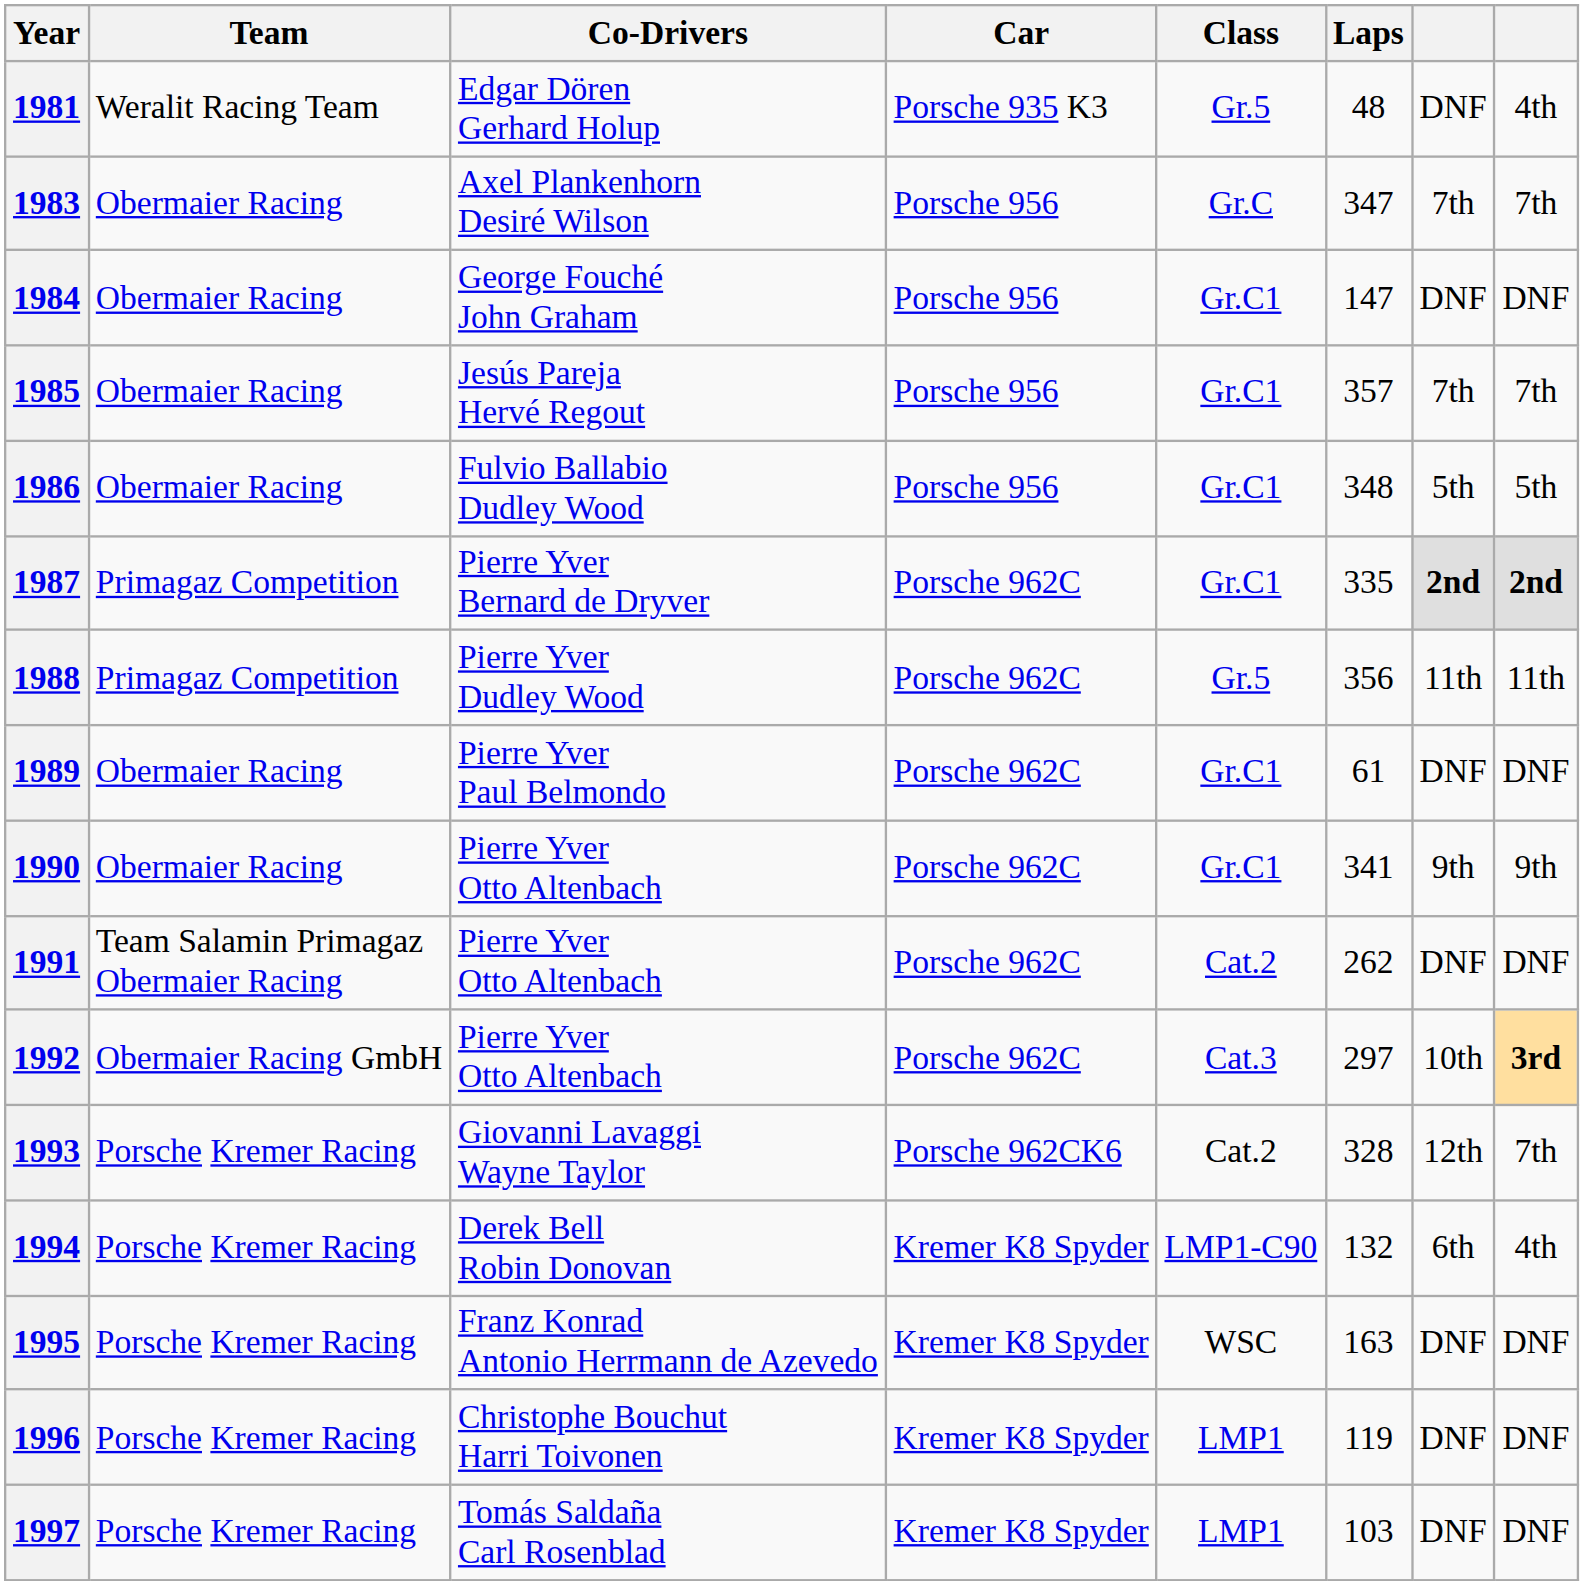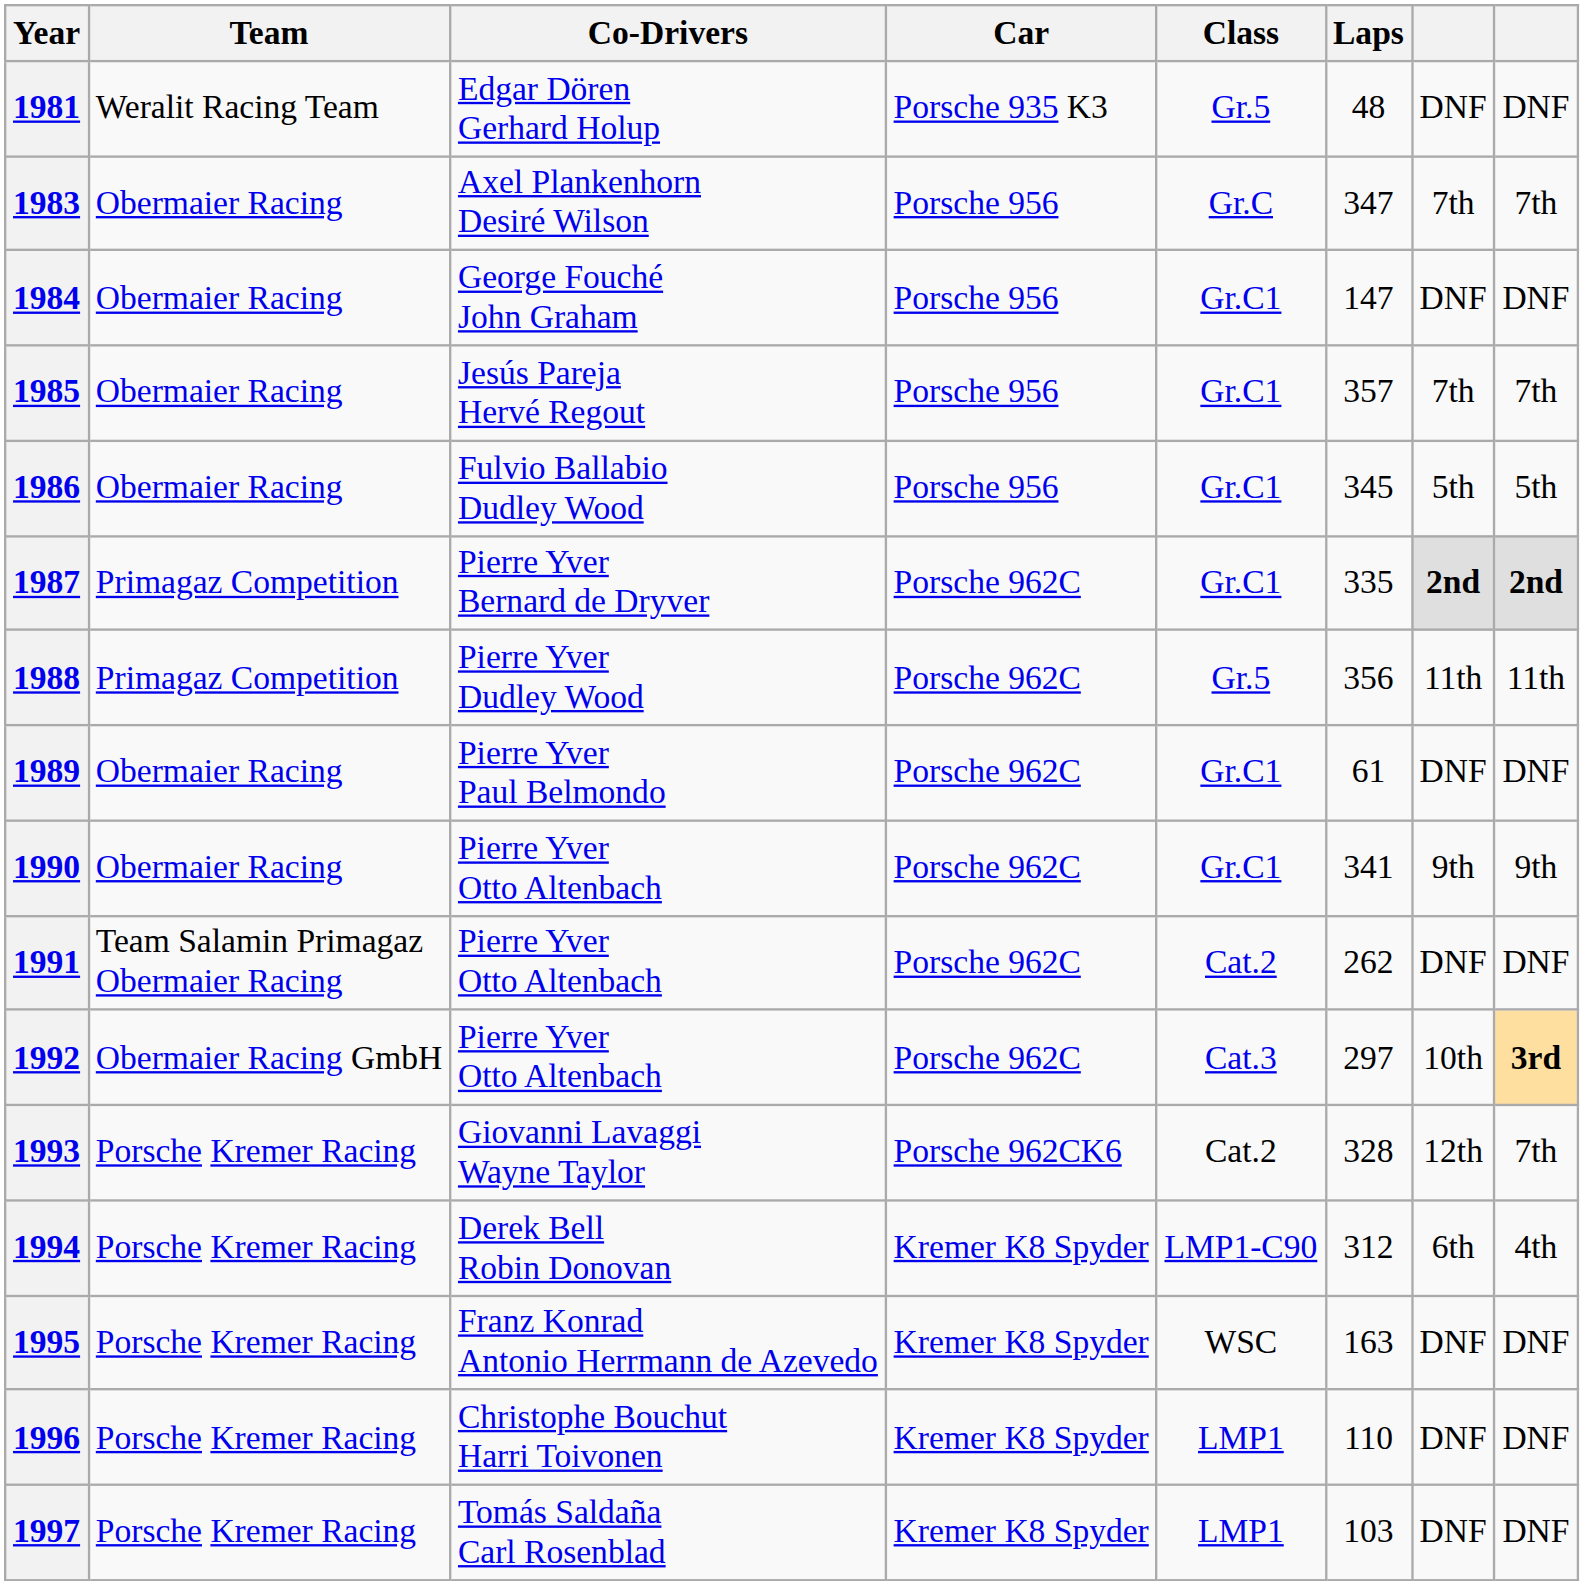(1536, 107) 4th -> (1536, 107) DNF
(1368, 487) 348 -> (1368, 487) 345
(1368, 1247) 132 -> (1368, 1247) 312
(1368, 1436) 119 -> (1368, 1436) 110
